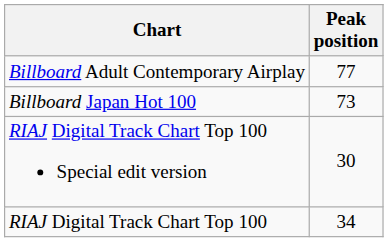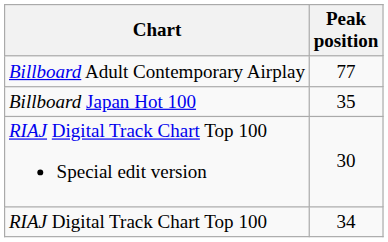(346, 101) 73 -> (346, 101) 35
